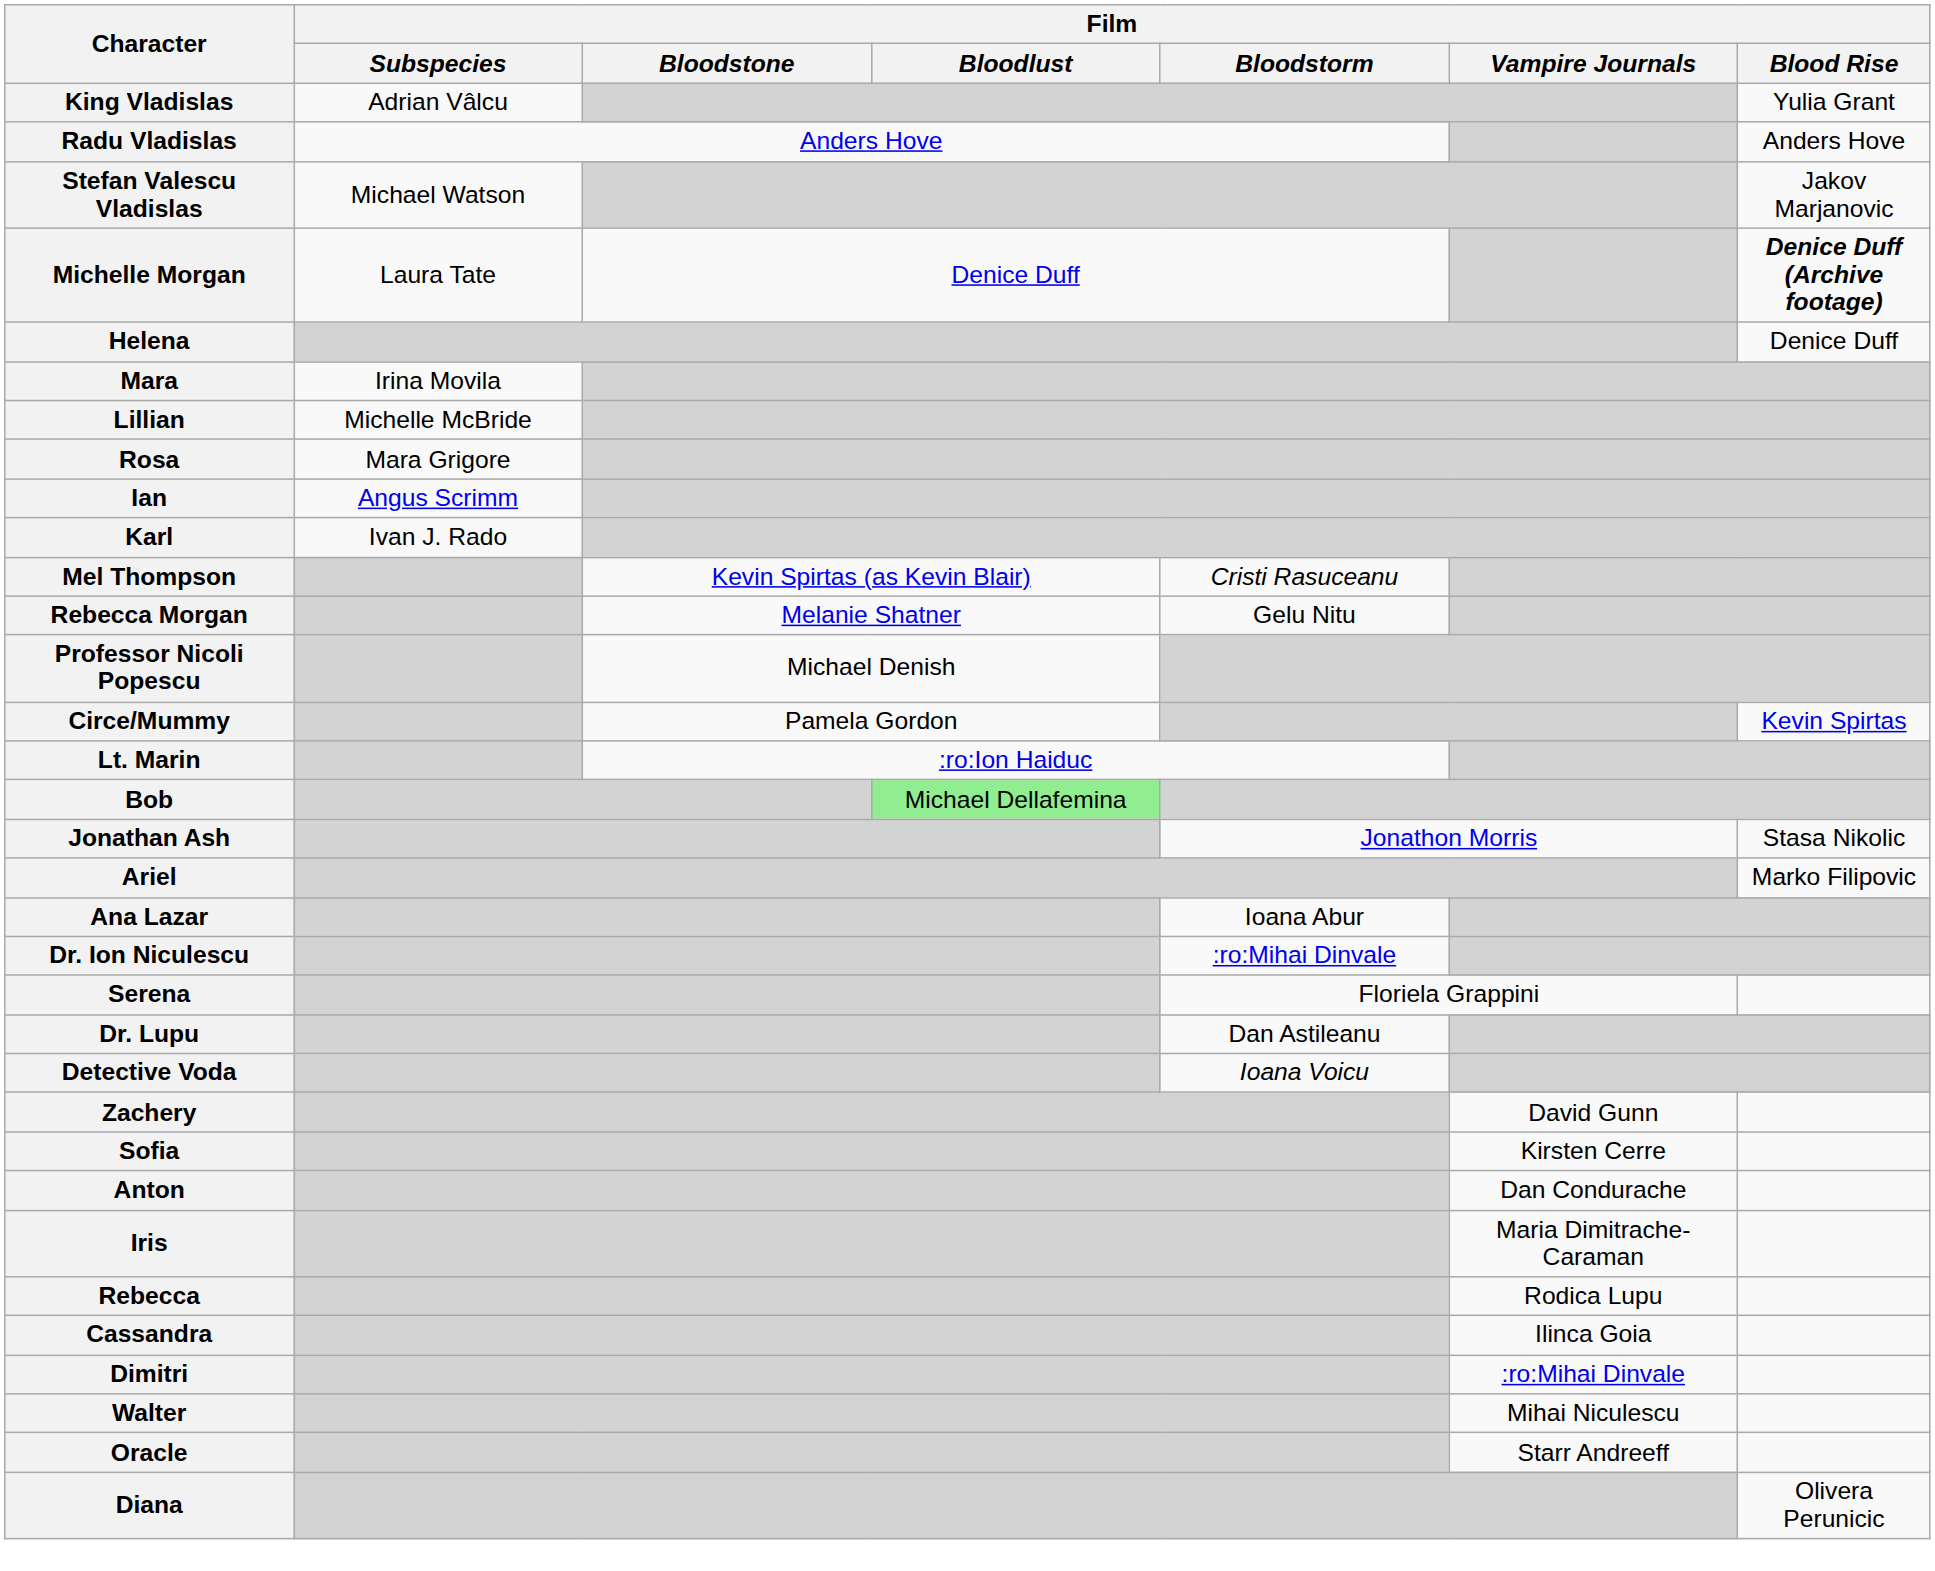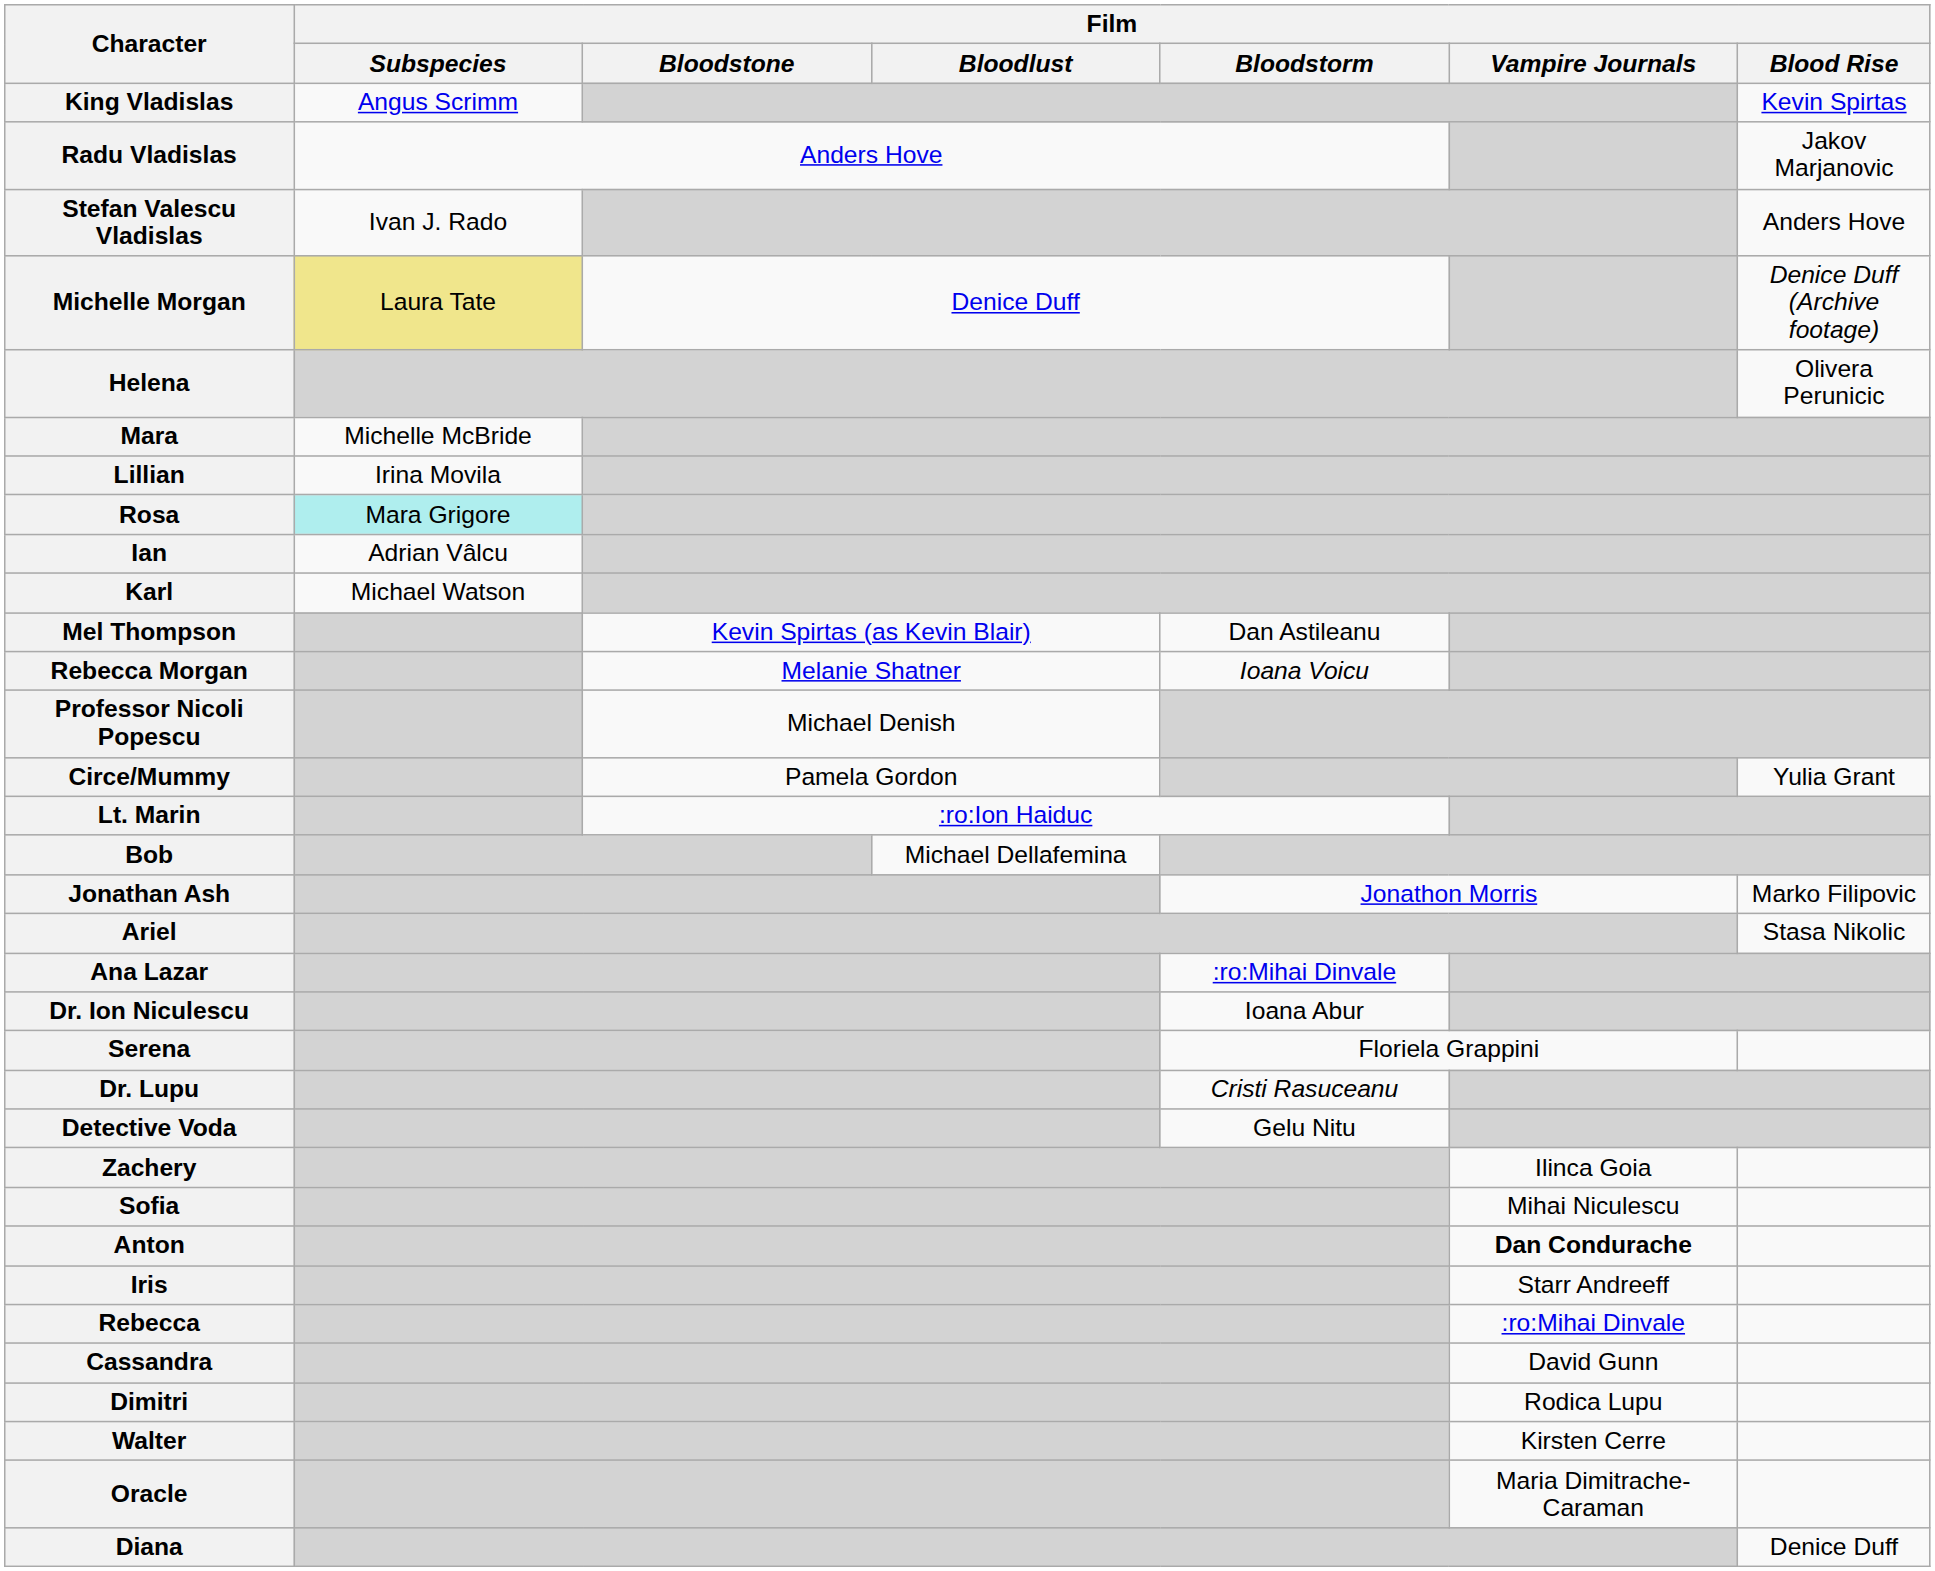(438, 102) Adrian Vâlcu -> (438, 102) Angus Scrimm
(1834, 102) Yulia Grant -> (1834, 102) Kevin Spirtas
(1834, 141) Anders Hove -> (1834, 155) Jakov Marjanovic
(438, 194) Michael Watson -> (438, 221) Ivan J. Rado
(1834, 194) Jakov Marjanovic -> (1834, 221) Anders Hove
(438, 274) no background -> (438, 302) khaki background
(1834, 274) bold -> (1834, 302) normal
(1834, 341) Denice Duff -> (1834, 383) Olivera Perunicic
(438, 380) Irina Movila -> (438, 436) Michelle McBride
(438, 419) Michelle McBride -> (438, 475) Irina Movila
(438, 458) no background -> (438, 514) paleturquoise background
(438, 497) Angus Scrimm -> (438, 553) Adrian Vâlcu
(438, 537) Ivan J. Rado -> (438, 592) Michael Watson
(1304, 576) Cristi Rasuceanu -> (1304, 631) Dan Astileanu
(1304, 615) Gelu Nitu -> (1304, 670) Ioana Voicu
(1834, 721) Kevin Spirtas -> (1834, 776) Yulia Grant
(1016, 799) lightgreen background -> (1016, 854) no background
(1834, 838) Stasa Nikolic -> (1834, 893) Marko Filipovic
(1834, 877) Marko Filipovic -> (1834, 932) Stasa Nikolic
(1304, 916) Ioana Abur -> (1304, 971) :ro:Mihai Dinvale
(1304, 955) :ro:Mihai Dinvale -> (1304, 1010) Ioana Abur
(1304, 1033) Dan Astileanu -> (1304, 1089) Cristi Rasuceanu
(1304, 1072) Ioana Voicu -> (1304, 1128) Gelu Nitu
(1593, 1111) David Gunn -> (1593, 1167) Ilinca Goia
(1593, 1150) Kirsten Cerre -> (1593, 1206) Mihai Niculescu
(1593, 1190) normal -> (1593, 1245) bold
(1593, 1242) Maria Dimitrache-Caraman -> (1593, 1284) Starr Andreeff
(1593, 1295) Rodica Lupu -> (1593, 1323) :ro:Mihai Dinvale
(1593, 1334) Ilinca Goia -> (1593, 1362) David Gunn
(1593, 1374) :ro:Mihai Dinvale -> (1593, 1401) Rodica Lupu
(1593, 1413) Mihai Niculescu -> (1593, 1440) Kirsten Cerre
(1593, 1452) Starr Andreeff -> (1593, 1493) Maria Dimitrache-Caraman
(1834, 1505) Olivera Perunicic -> (1834, 1546) Denice Duff
